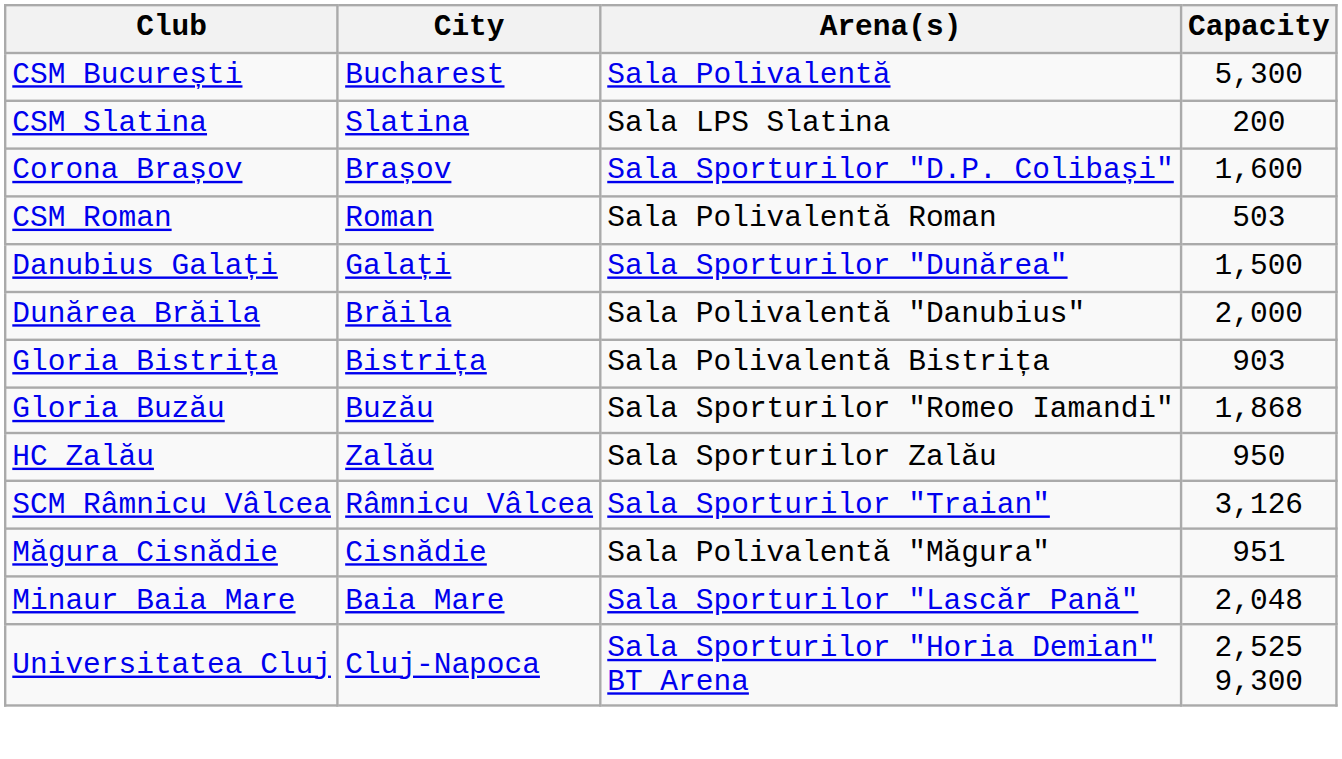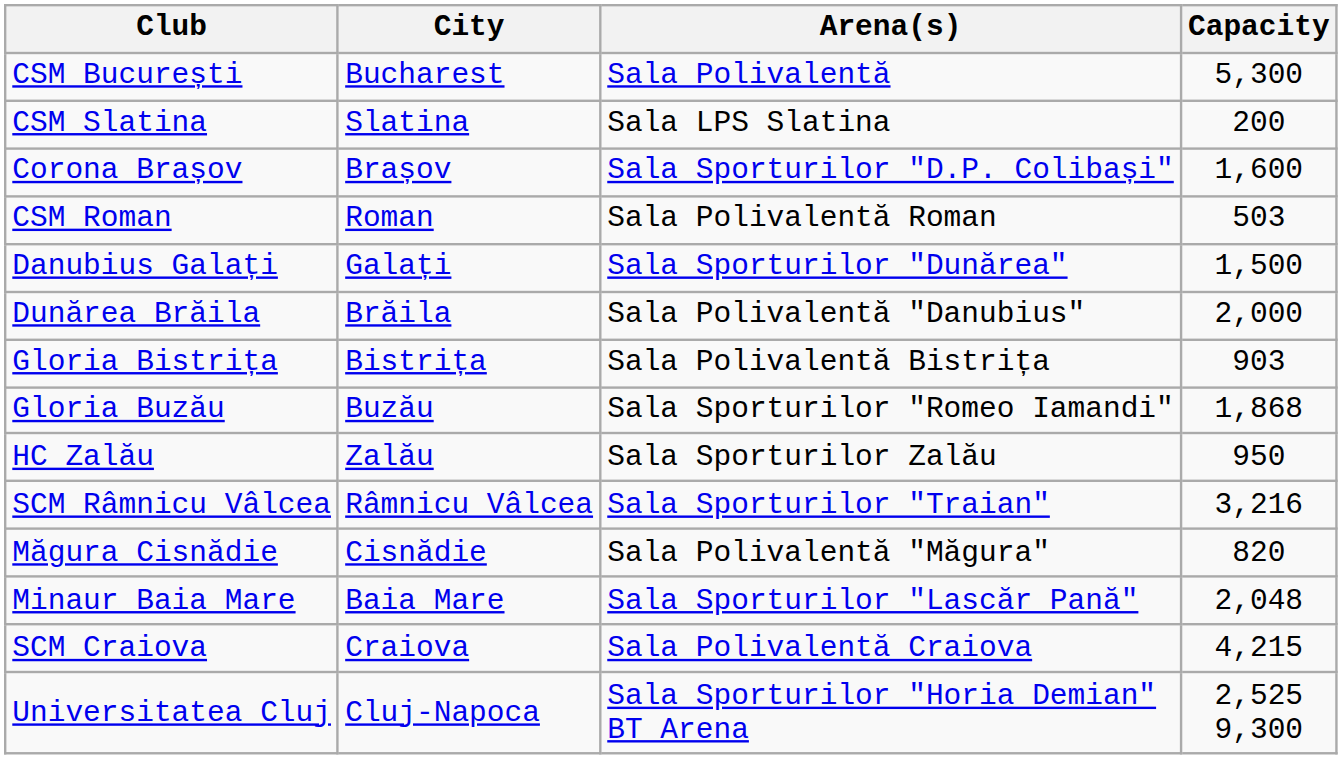(1259, 506) 3,126 -> (1259, 506) 3,216
(1259, 554) 951 -> (1259, 554) 820
+ row: (110, 649)
